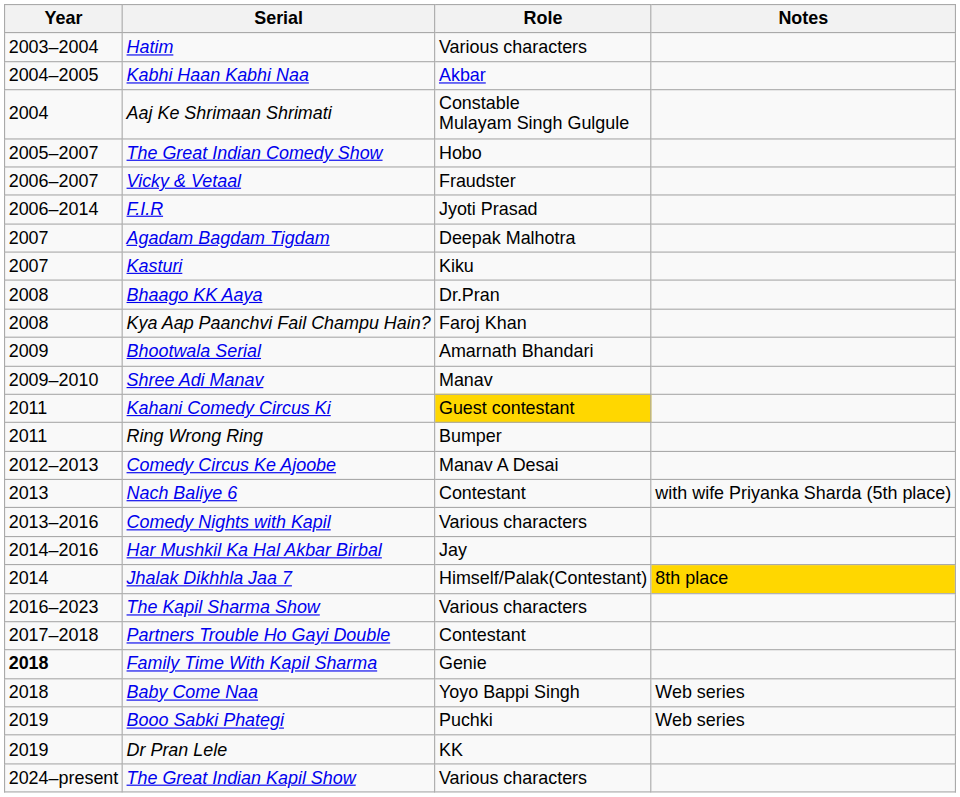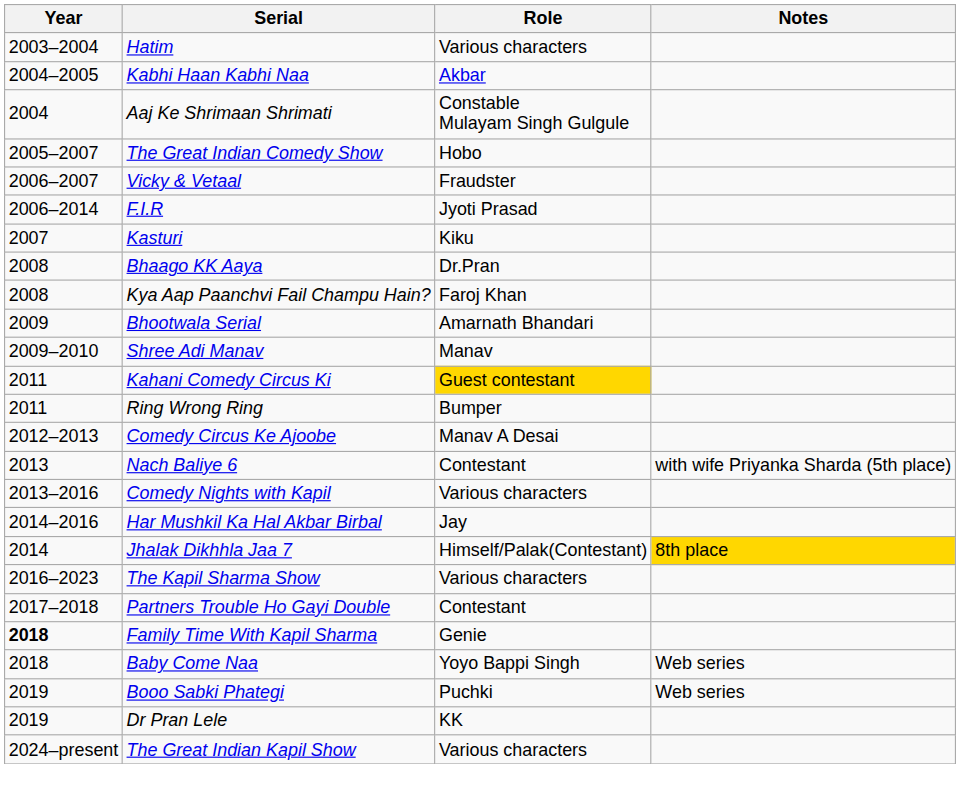- row: (228, 237)
